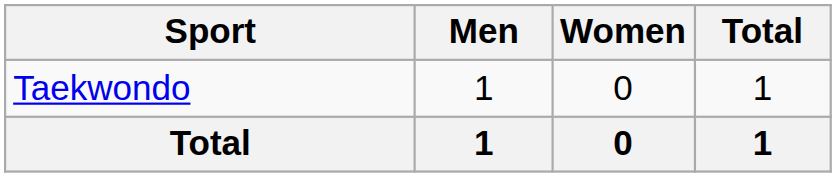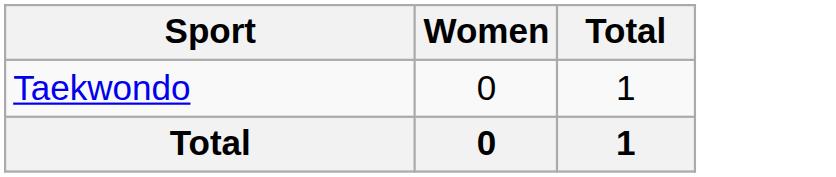- column: (484, 32)
